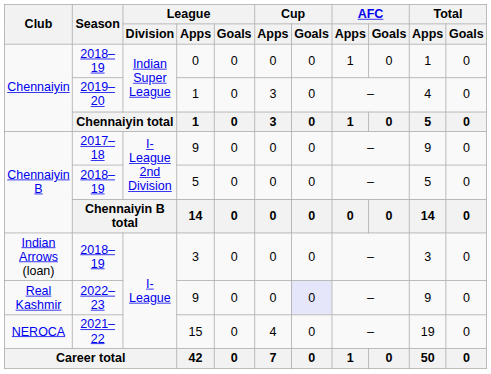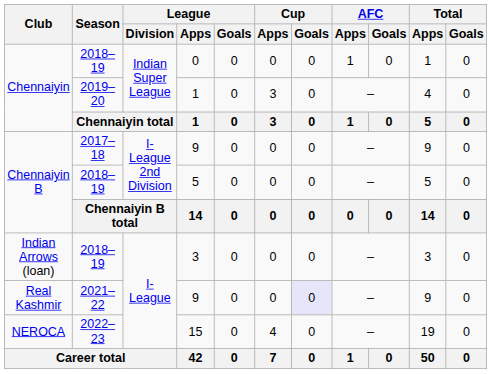(98, 297) 2022–23 -> (98, 297) 2021–22
(98, 331) 2021–22 -> (98, 331) 2022–23
